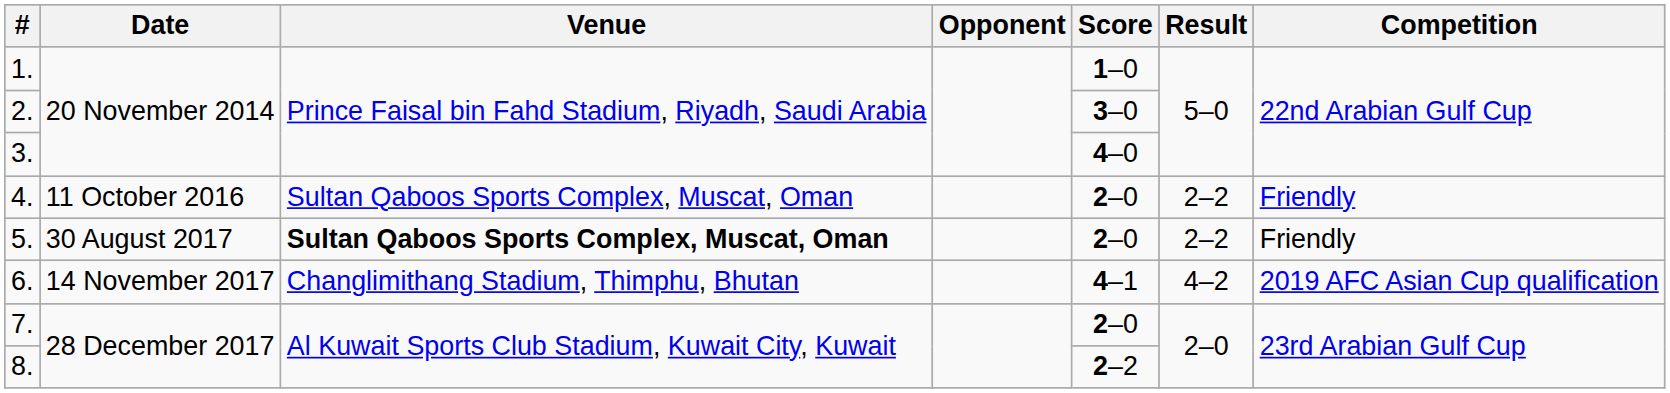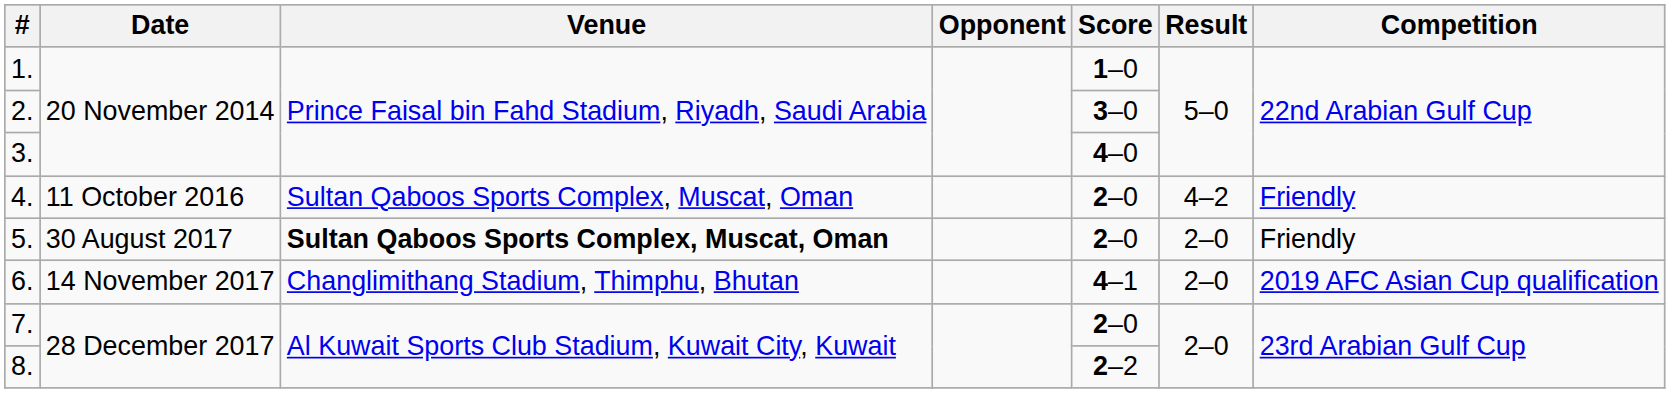(1206, 196) 2–2 -> (1206, 196) 4–2
(1206, 238) 2–2 -> (1206, 238) 2–0
(1206, 281) 4–2 -> (1206, 281) 2–0
